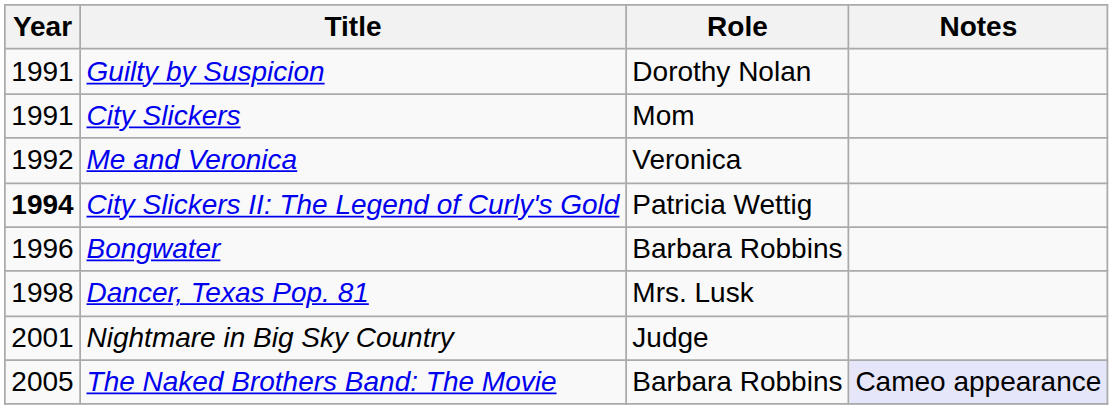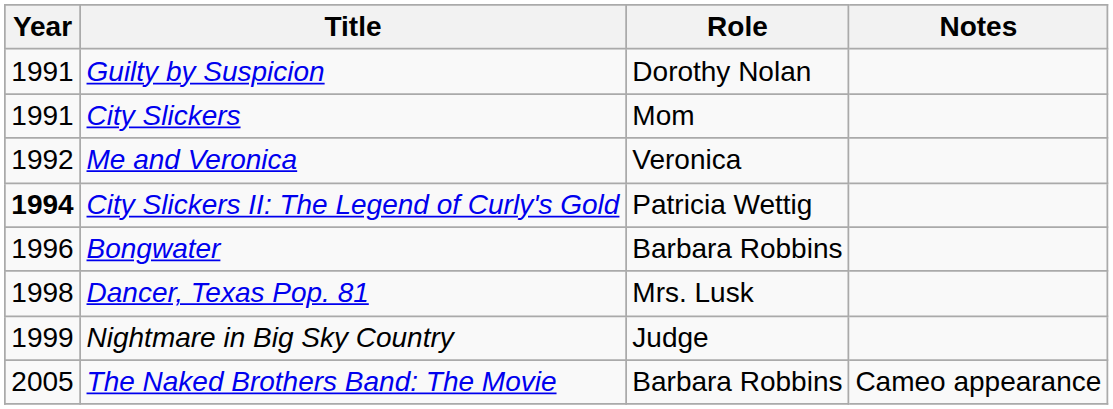(42, 337) 2001 -> (42, 337) 1999
(978, 381) lavender background -> (978, 381) no background
